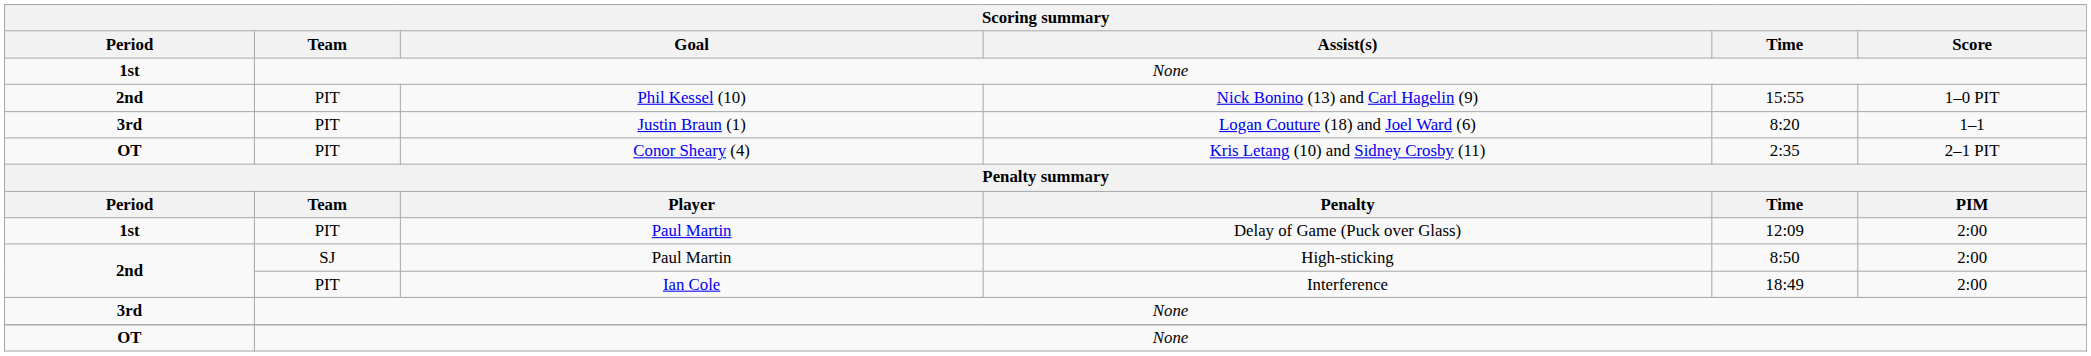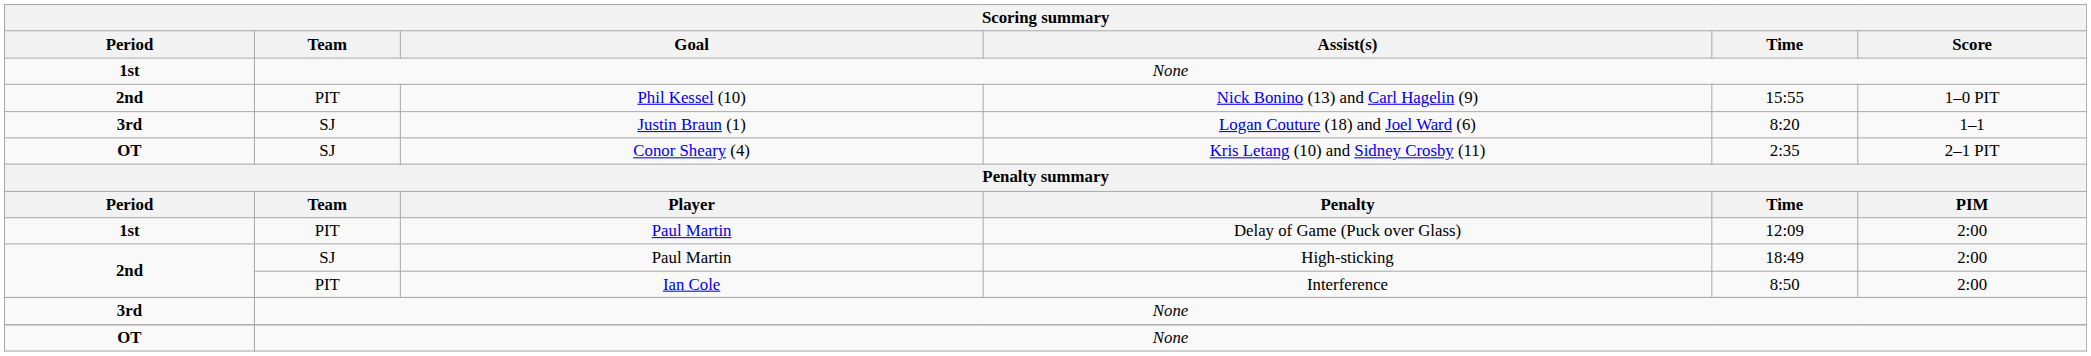(327, 124) PIT -> (327, 124) SJ
(327, 151) PIT -> (327, 151) SJ
(1785, 257) 8:50 -> (1785, 257) 18:49
(1785, 284) 18:49 -> (1785, 284) 8:50
